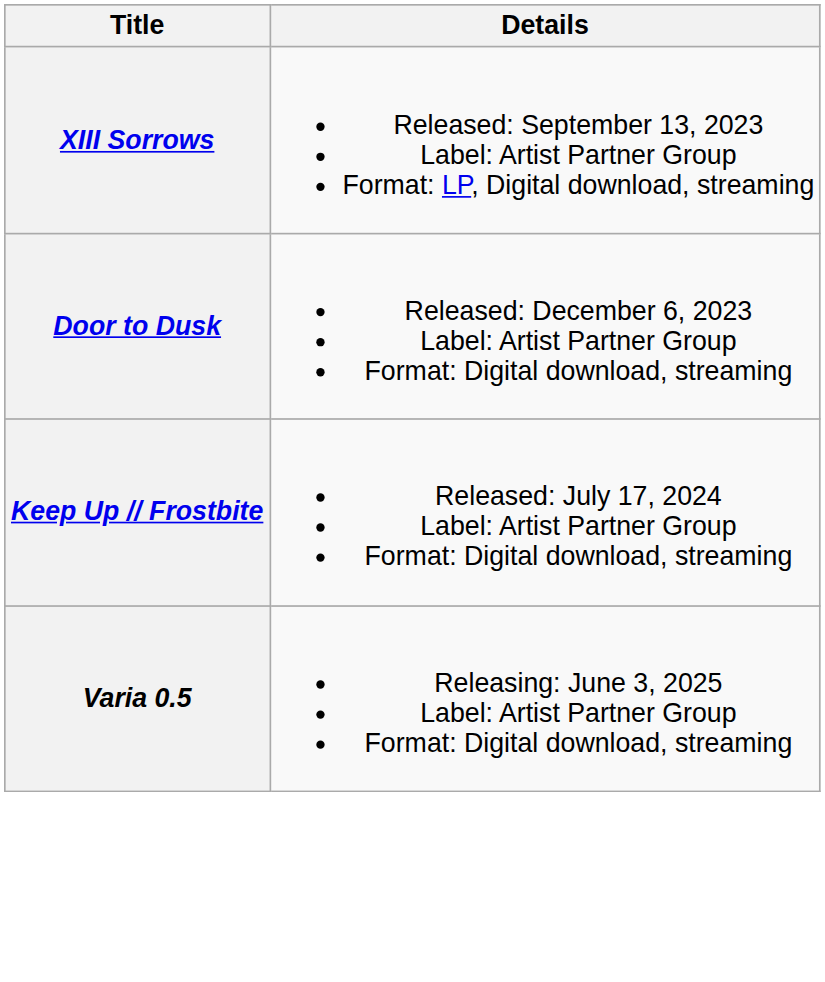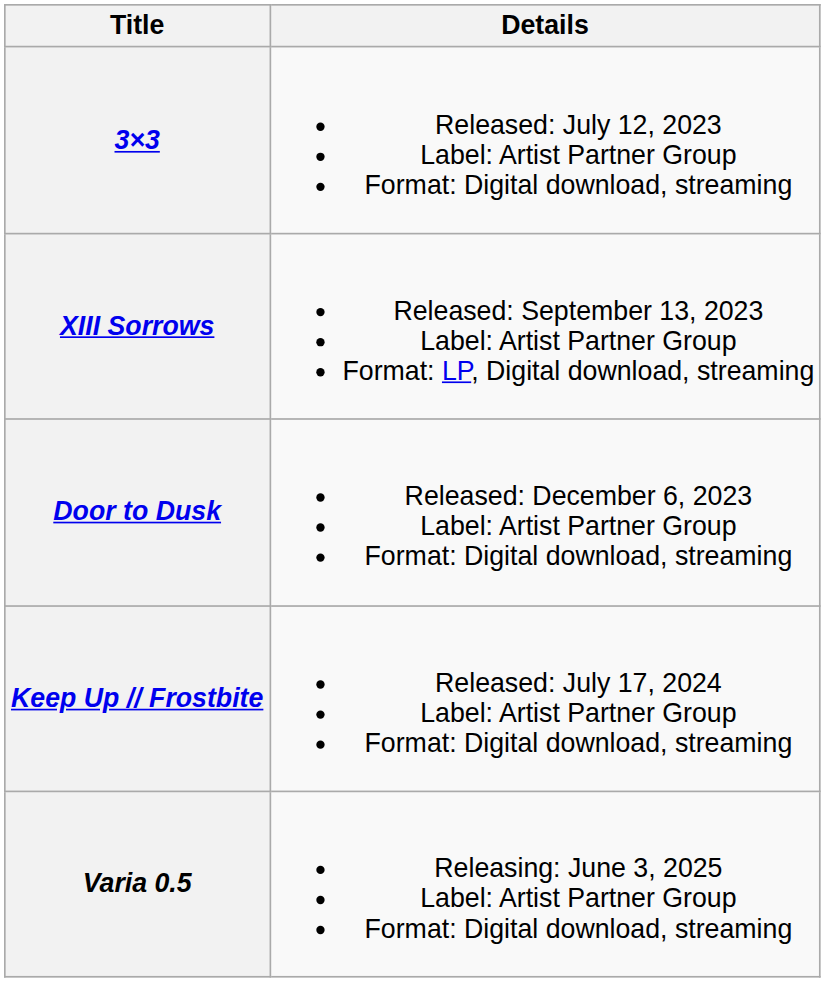+ row: (137, 139)
